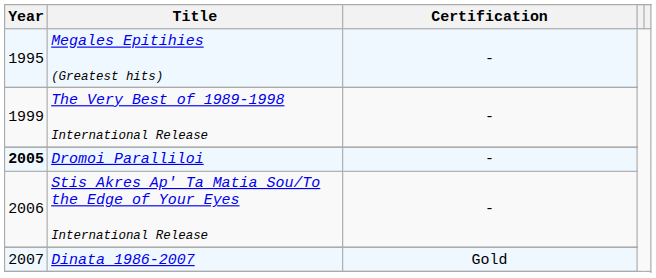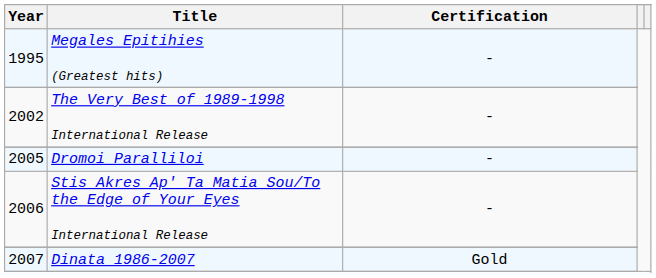(26, 117) 1999 -> (26, 117) 2002
(26, 159) bold -> (26, 159) normal
